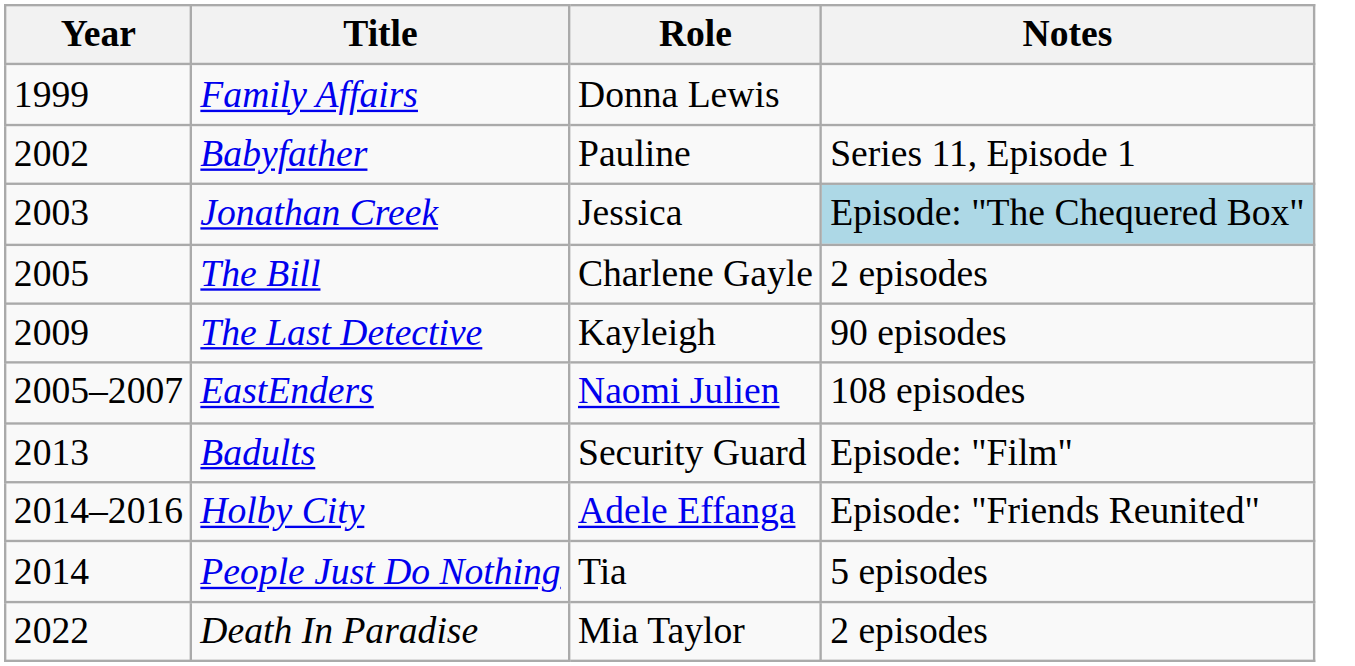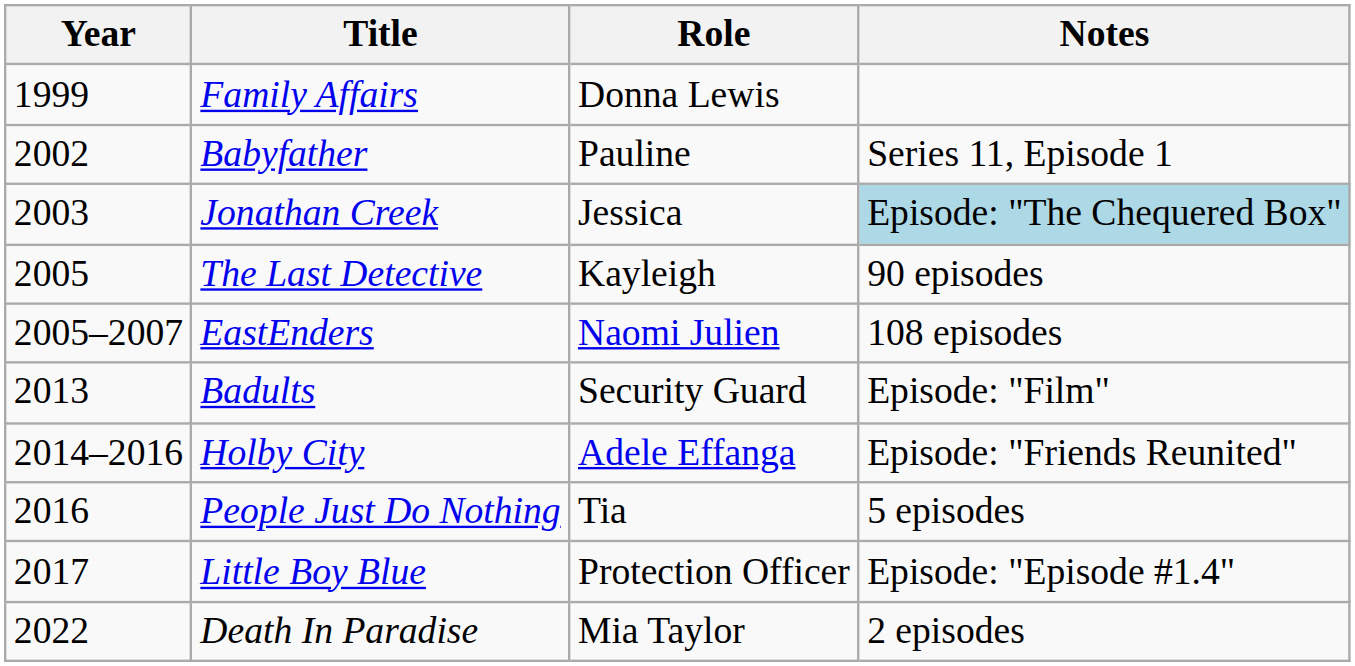- row: (260, 272)
(51, 332) 2009 -> (51, 272) 2005
(51, 570) 2014 -> (51, 511) 2016
+ row: (313, 570)
